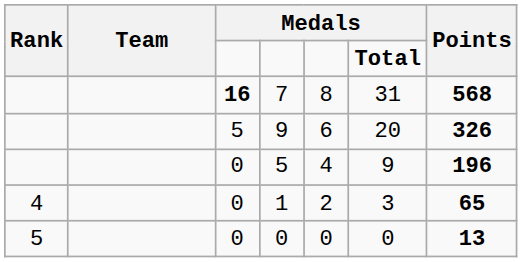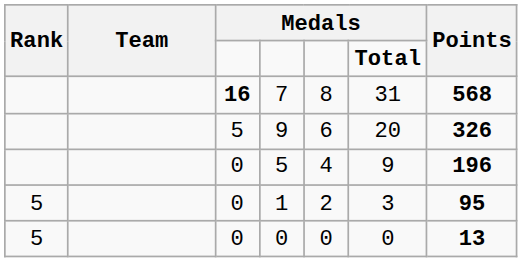(37, 203) 4 -> (37, 203) 5
(472, 203) 65 -> (472, 203) 95
